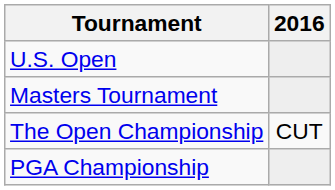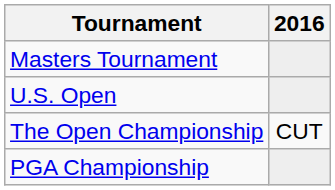rows swapped: (114, 95) <-> (63, 59)
